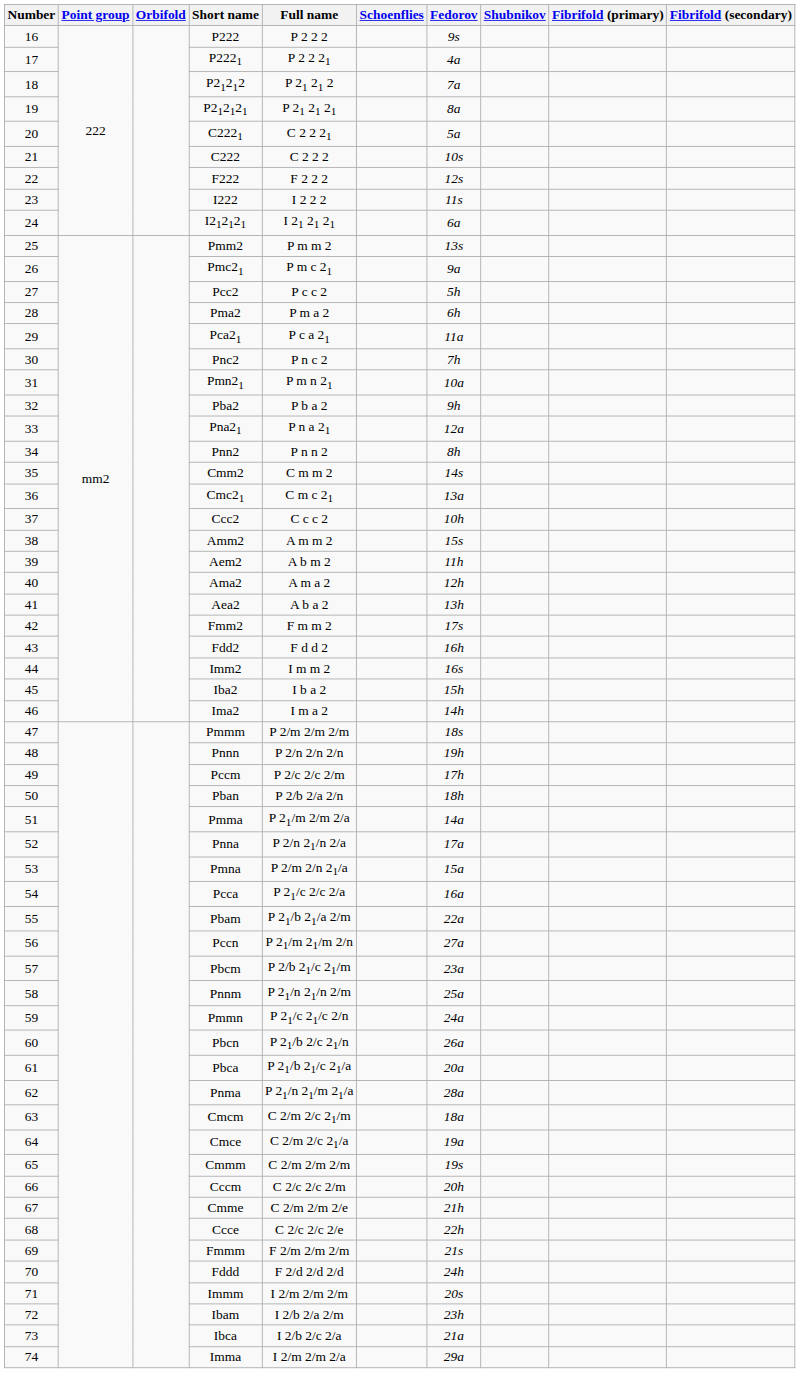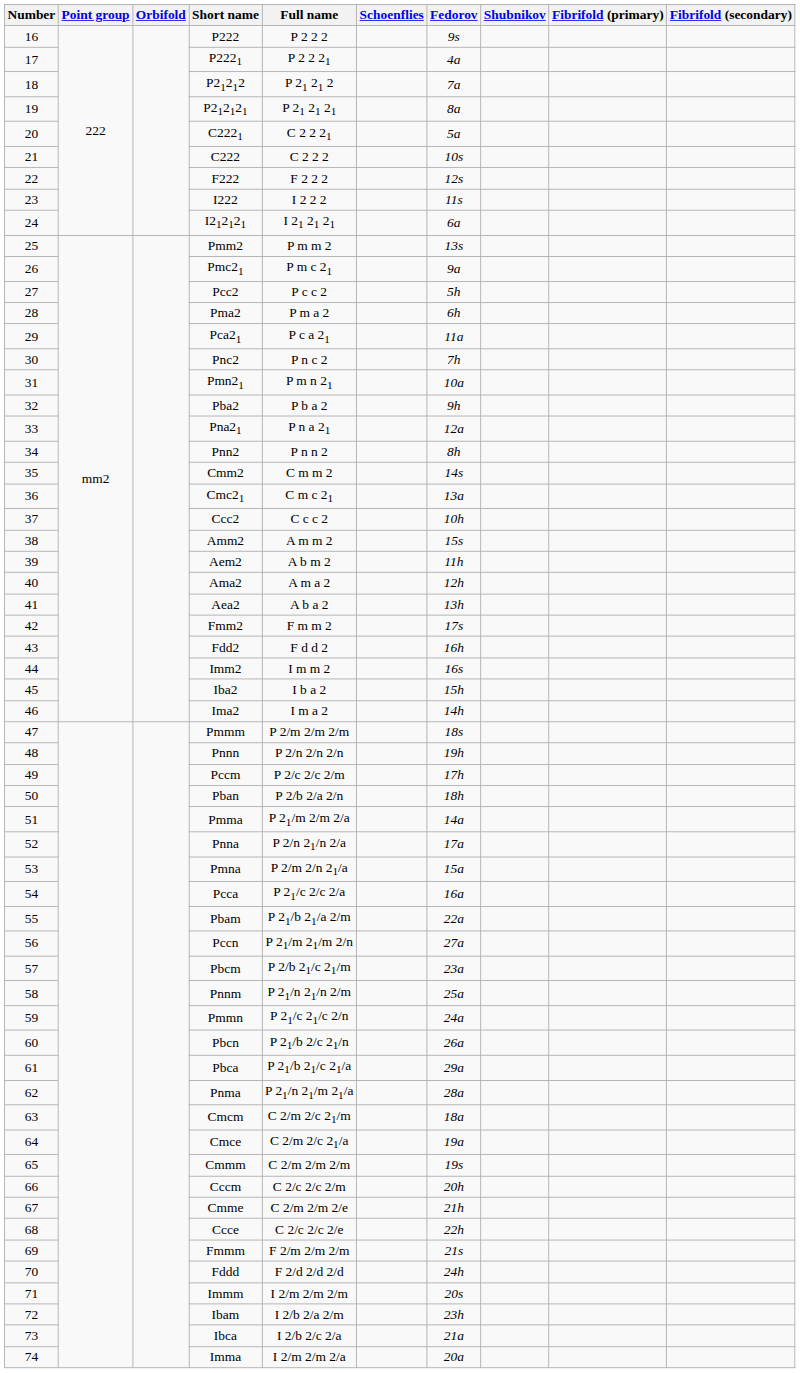(454, 1067) 20a -> (454, 1067) 29a
(454, 1357) 29a -> (454, 1357) 20a
